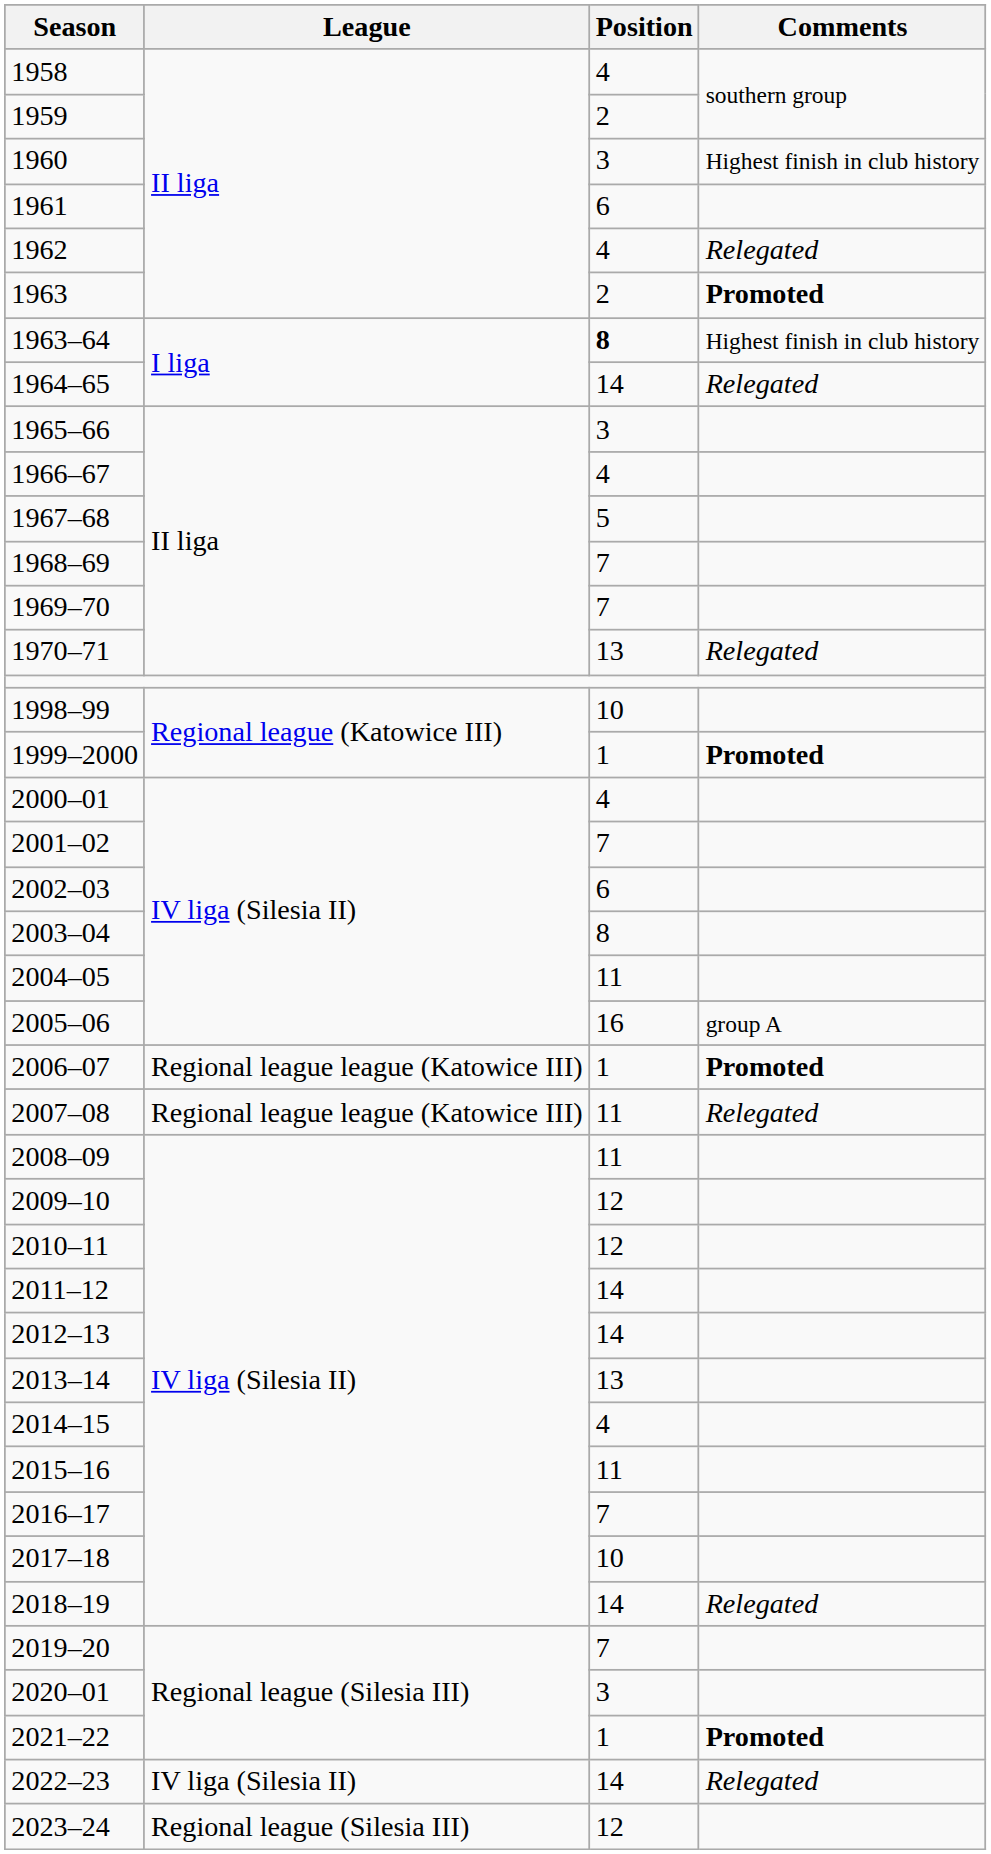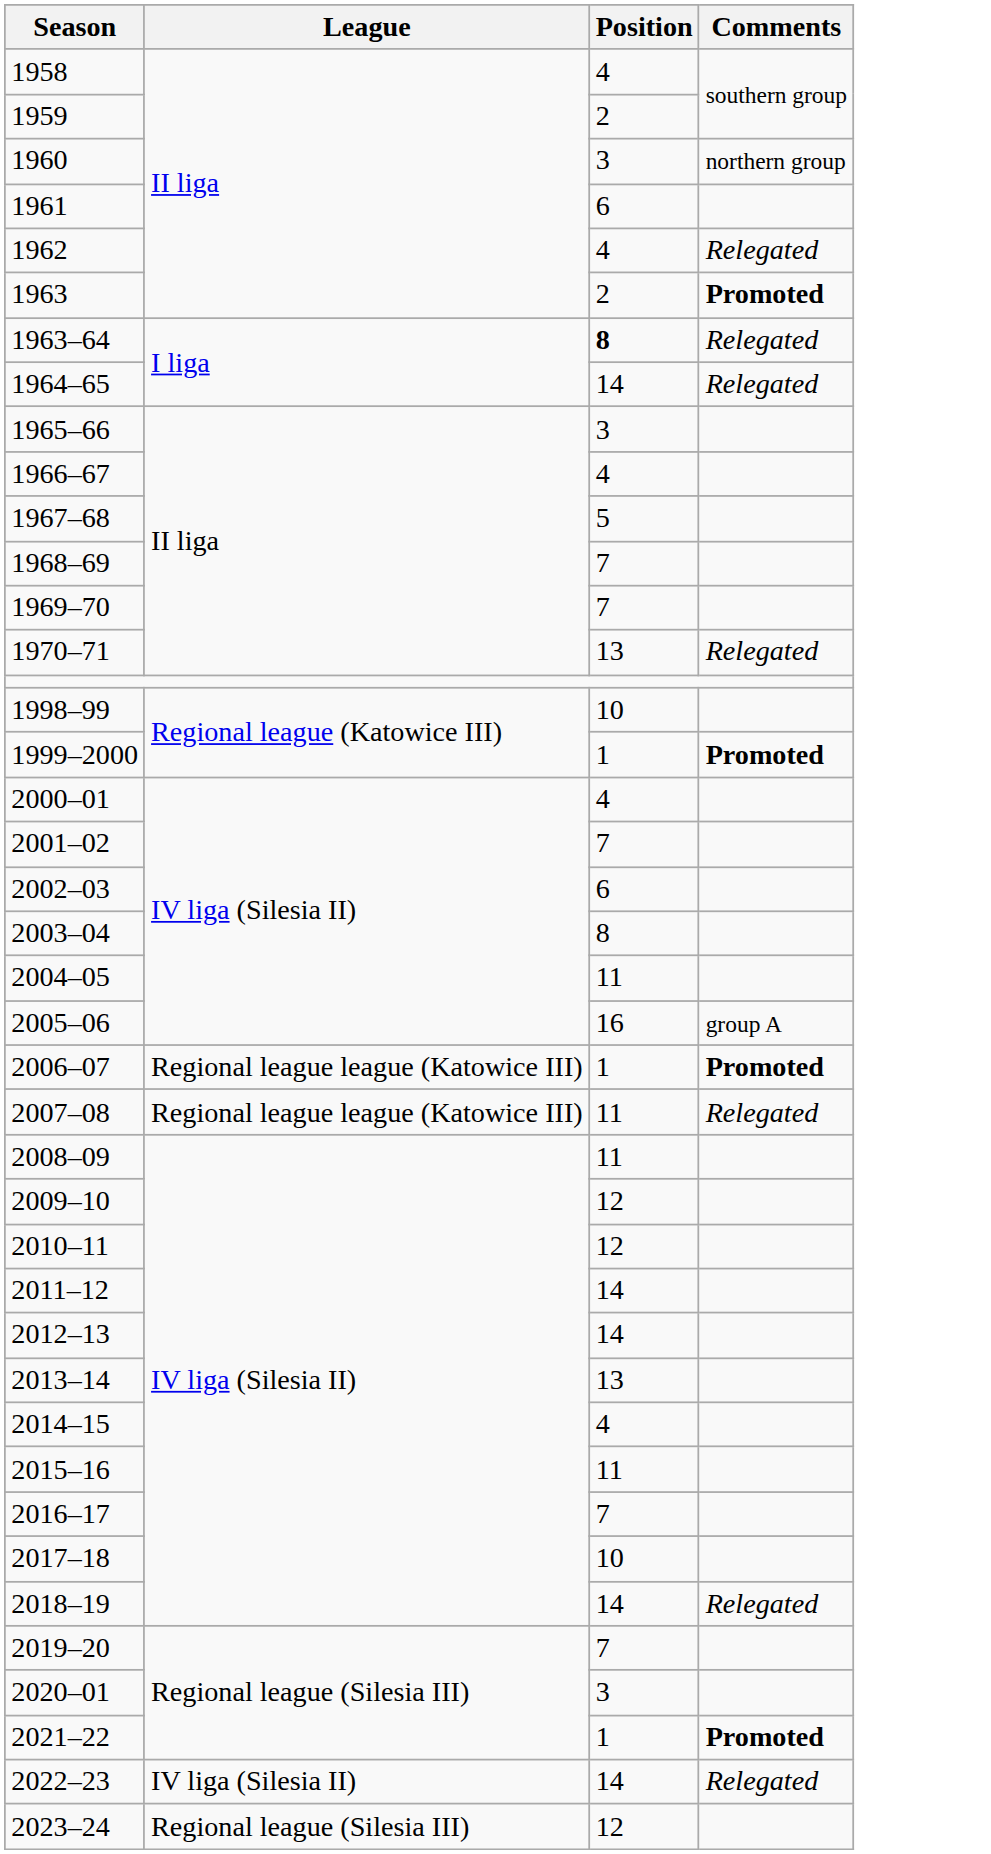(842, 162) Highest finish in club history -> (776, 162) northern group
(842, 341) Highest finish in club history -> (762, 339) Relegated
